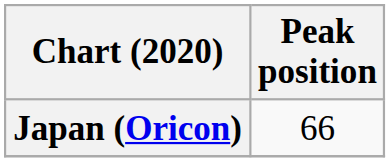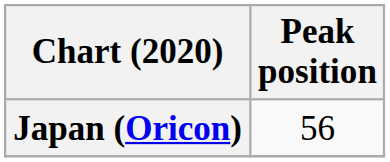(317, 127) 66 -> (317, 127) 56
